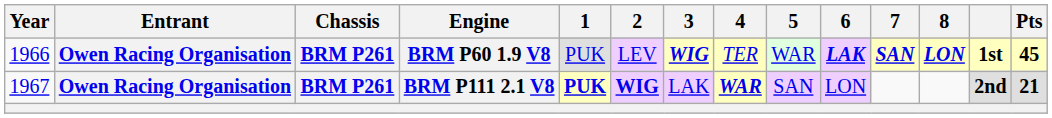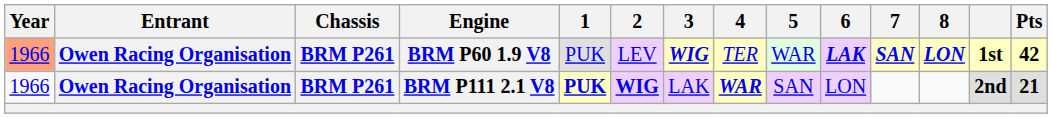(29, 54) no background -> (29, 54) lightsalmon background
(1029, 54) 45 -> (1029, 54) 42
(29, 87) 1967 -> (29, 87) 1966
